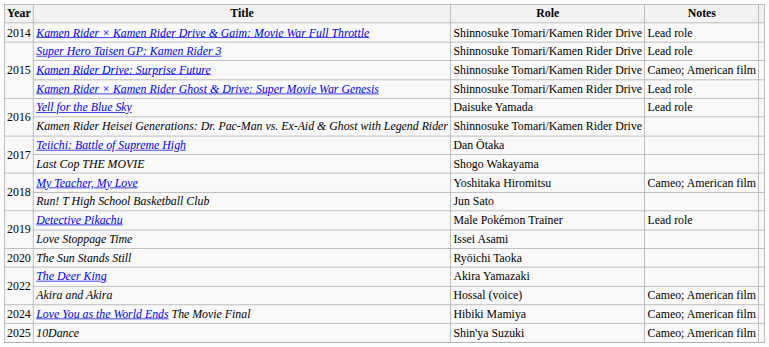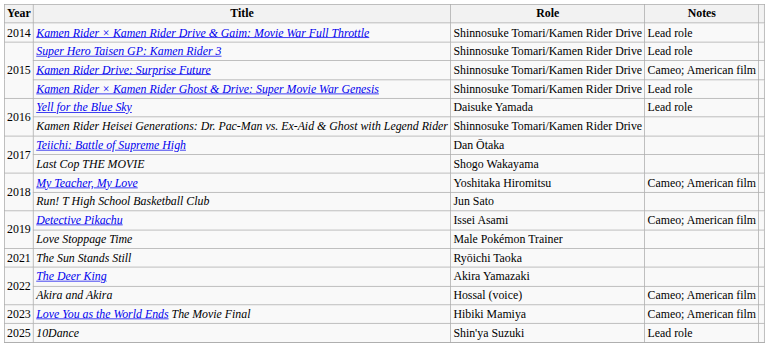(508, 220) Male Pokémon Trainer -> (481, 220) Issei Asami
(670, 220) Lead role -> (702, 220) Cameo; American film
(481, 239) Issei Asami -> (508, 239) Male Pokémon Trainer
(19, 257) 2020 -> (19, 257) 2021
(19, 314) 2024 -> (19, 314) 2023
(702, 333) Cameo; American film -> (670, 333) Lead role
